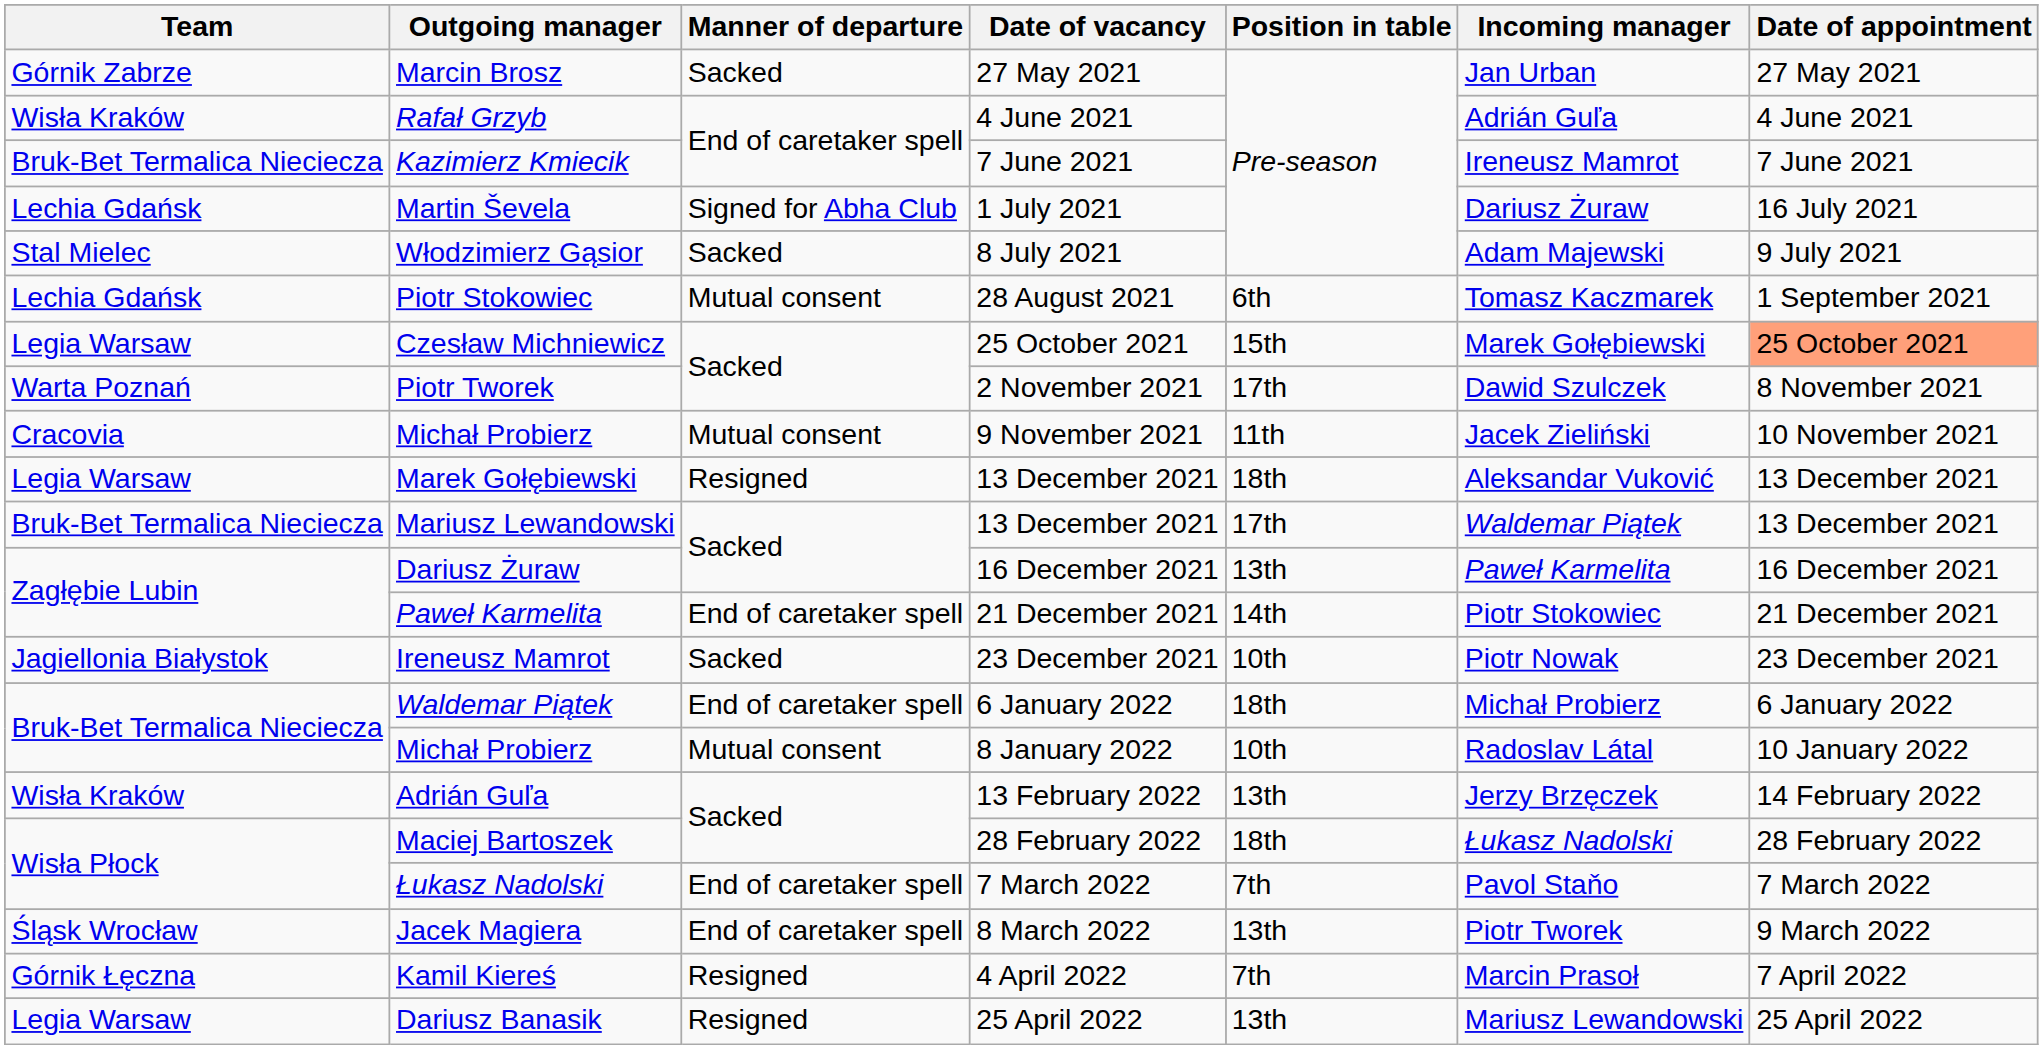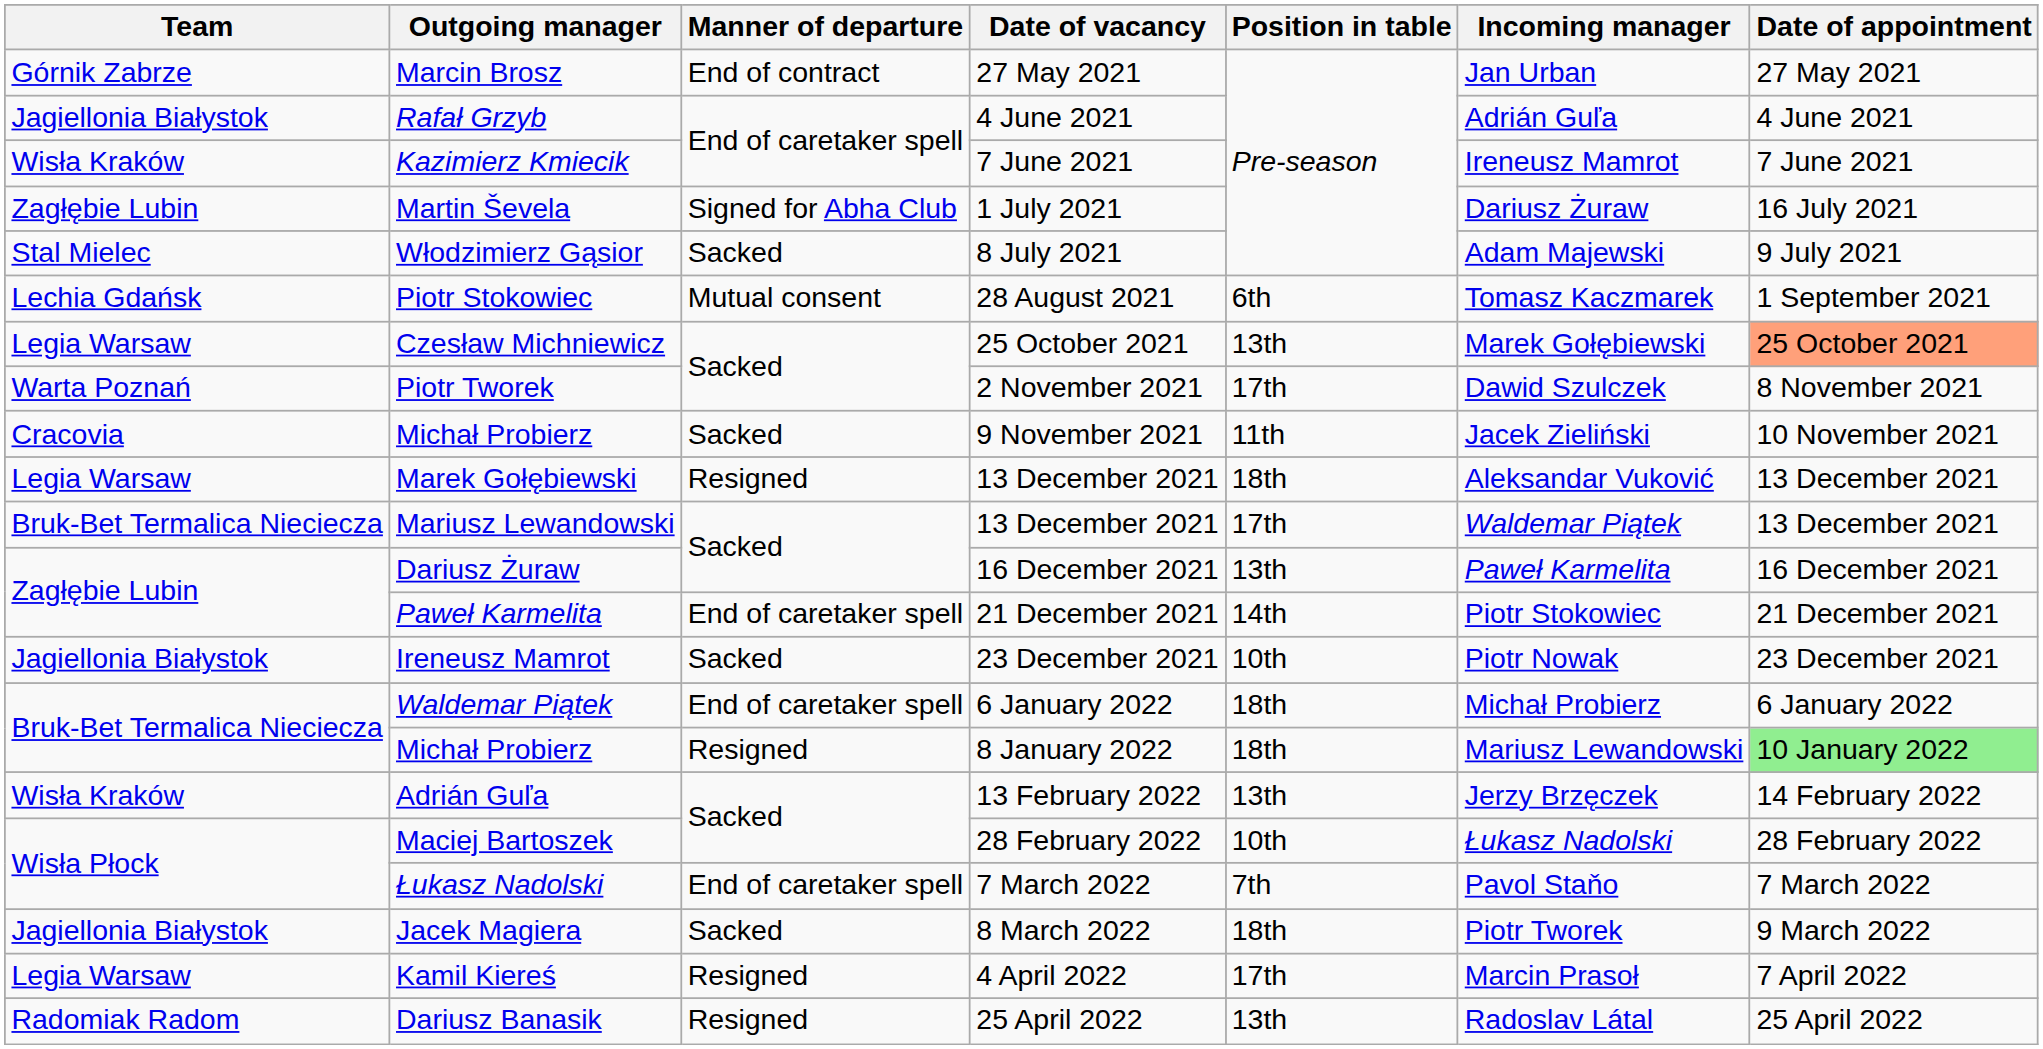(735, 72) Sacked -> (784, 72) End of contract
(98, 117) Wisła Kraków -> (140, 117) Jagiellonia Białystok
(197, 162) Bruk-Bet Termalica Nieciecza -> (98, 162) Wisła Kraków
(106, 207) Lechia Gdańsk -> (105, 207) Zagłębie Lubin
(1259, 343) 15th -> (1259, 343) 13th
(784, 433) Mutual consent -> (735, 433) Sacked
(784, 749) Mutual consent -> (748, 749) Resigned
(1259, 749) 10th -> (1259, 749) 18th
(1559, 749) Radoslav Látal -> (1604, 749) Mariusz Lewandowski
(1863, 749) no background -> (1863, 749) lightgreen background
(1259, 840) 18th -> (1259, 840) 10th
(105, 930) Śląsk Wrocław -> (140, 930) Jagiellonia Białystok
(825, 930) End of caretaker spell -> (735, 930) Sacked
(1259, 930) 13th -> (1259, 930) 18th
(103, 975) Górnik Łęczna -> (101, 975) Legia Warsaw
(1252, 975) 7th -> (1259, 975) 17th
(101, 1020) Legia Warsaw -> (125, 1020) Radomiak Radom
(1604, 1020) Mariusz Lewandowski -> (1559, 1020) Radoslav Látal
